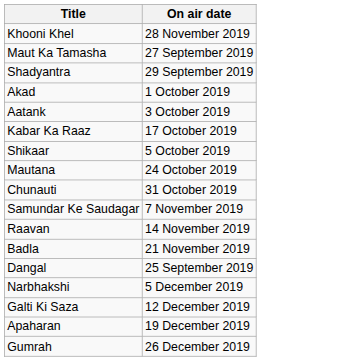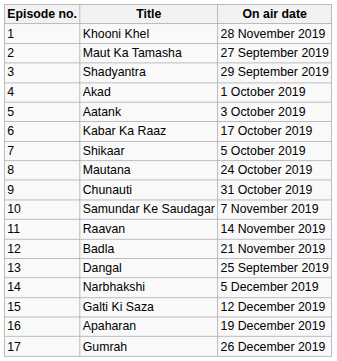+ column: (42, 14)
